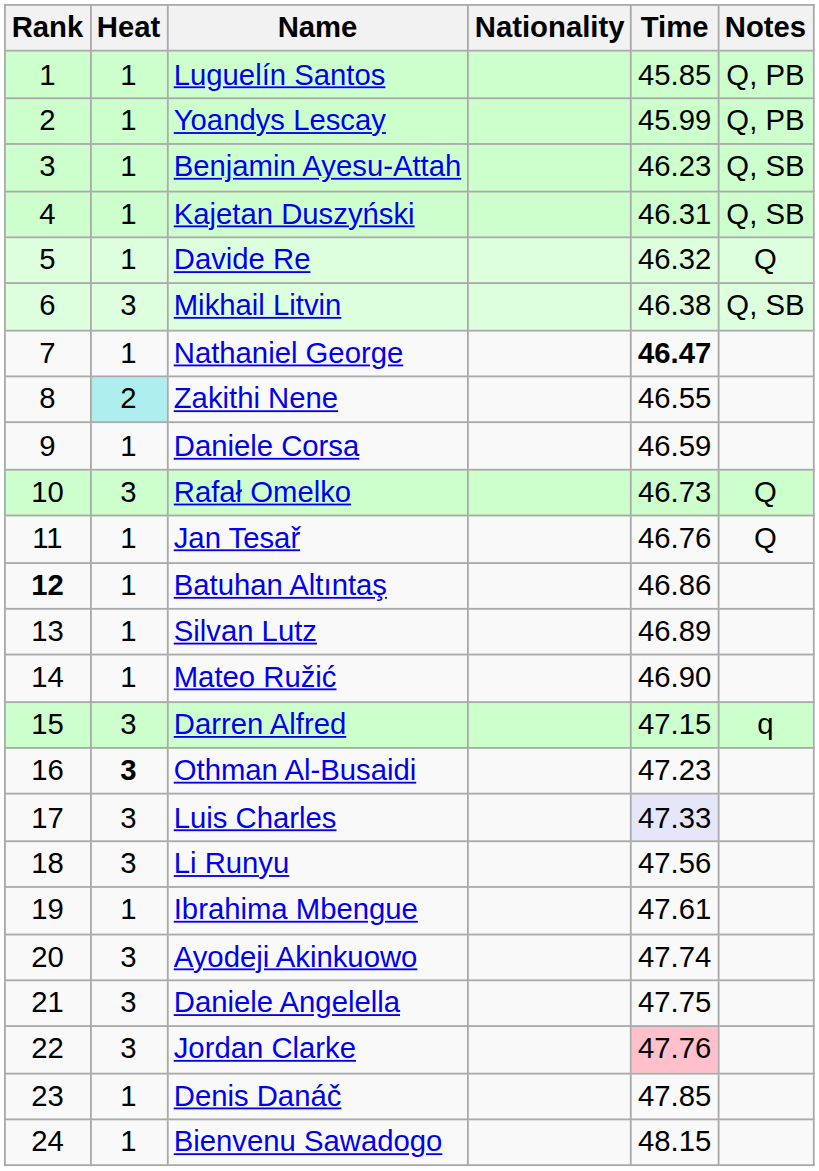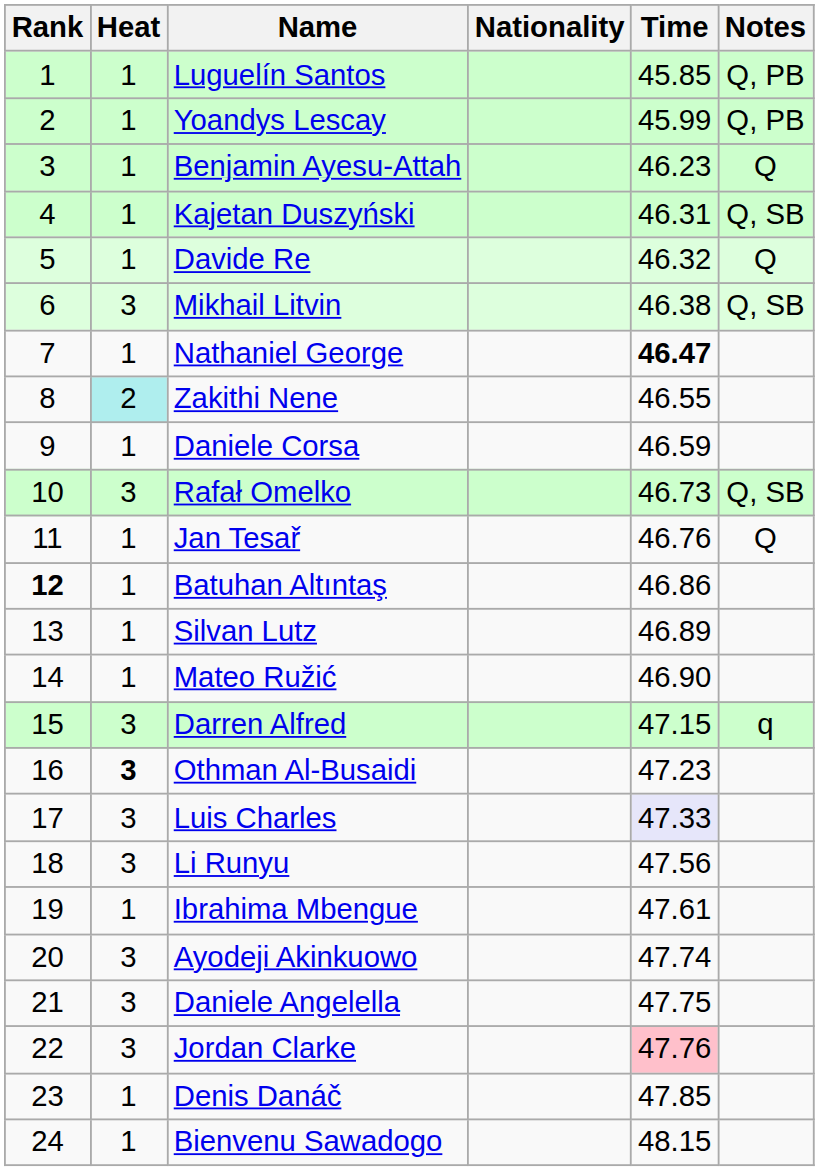(765, 167) Q, SB -> (765, 167) Q
(765, 492) Q -> (765, 492) Q, SB
